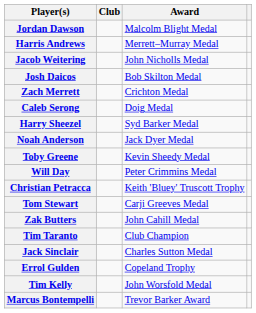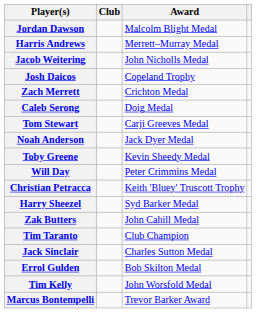(163, 76) Bob Skilton Medal -> (160, 76) Copeland Trophy
rows swapped: (50, 204) <-> (50, 124)
(160, 268) Copeland Trophy -> (163, 268) Bob Skilton Medal
